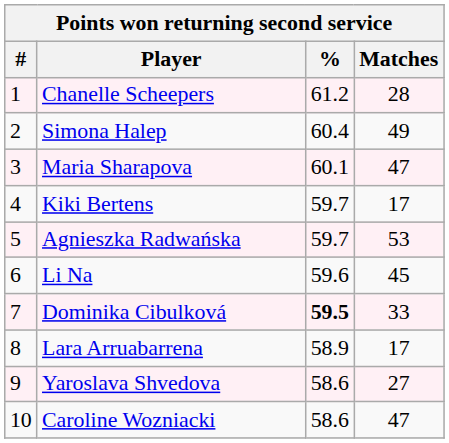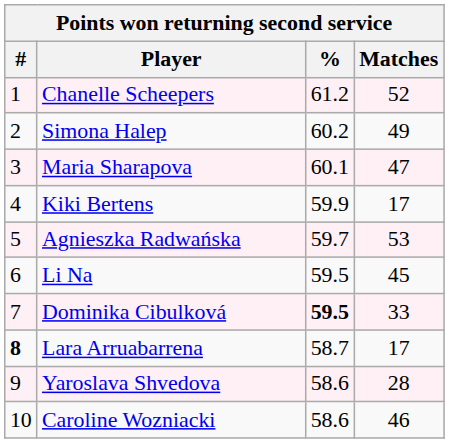(399, 95) 28 -> (399, 95) 52
(330, 131) 60.4 -> (330, 131) 60.2
(330, 203) 59.7 -> (330, 203) 59.9
(330, 275) 59.6 -> (330, 275) 59.5
(15, 347) normal -> (15, 347) bold
(330, 347) 58.9 -> (330, 347) 58.7
(399, 383) 27 -> (399, 383) 28
(399, 420) 47 -> (399, 420) 46
